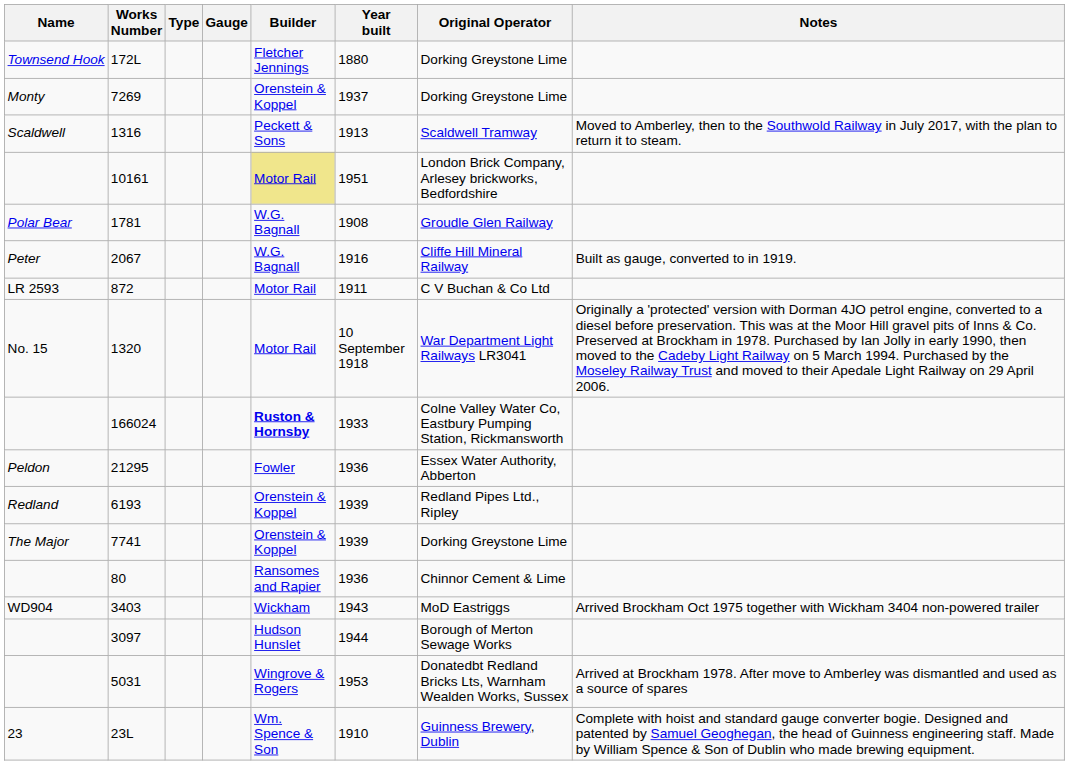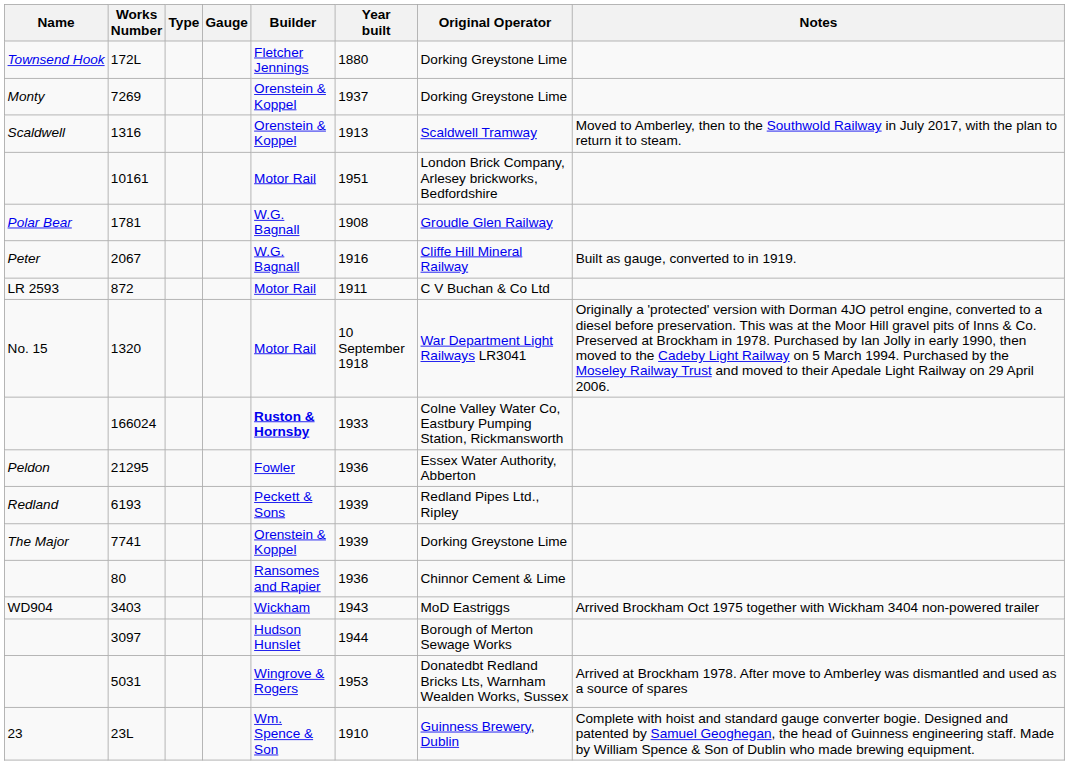(283, 133) Peckett & Sons -> (290, 133) Orenstein & Koppel
(285, 178) khaki background -> (285, 178) no background
(290, 504) Orenstein & Koppel -> (283, 504) Peckett & Sons
